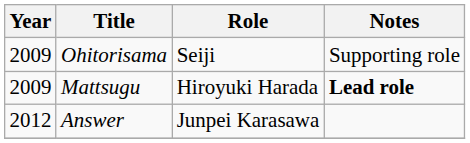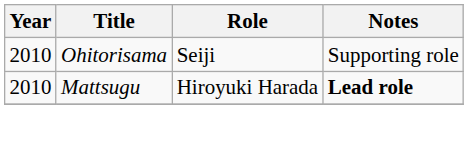(30, 54) 2009 -> (30, 54) 2010
(30, 87) 2009 -> (30, 87) 2010
- row: (93, 120)
